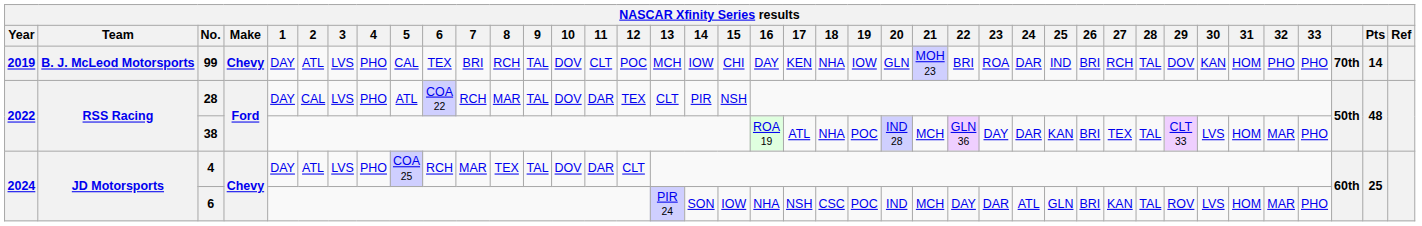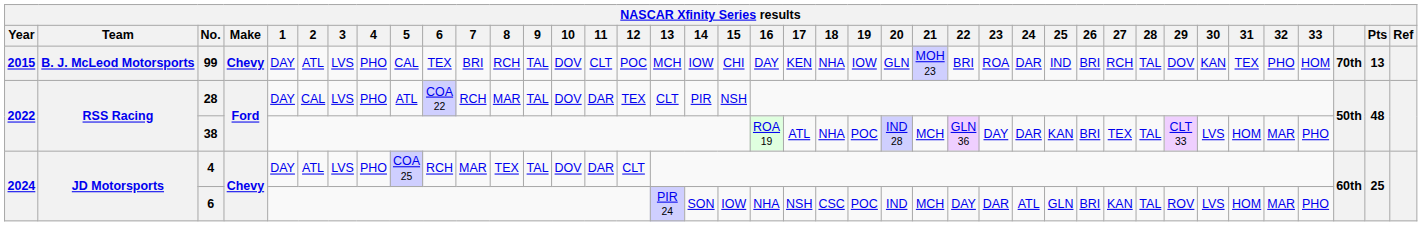(21, 63) 2019 -> (21, 63) 2015
(1247, 63) HOM -> (1247, 63) TEX
(1315, 63) PHO -> (1316, 63) HOM
(1375, 63) 14 -> (1378, 63) 13
